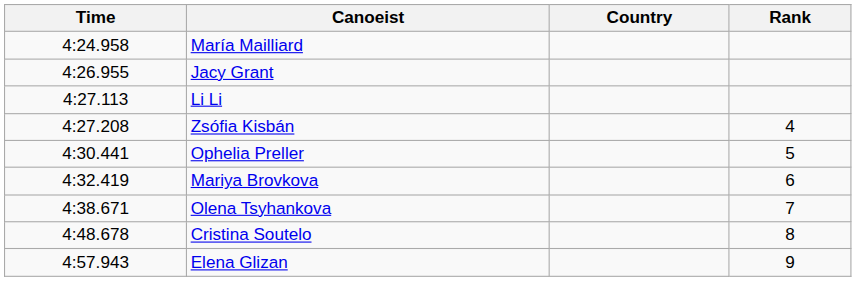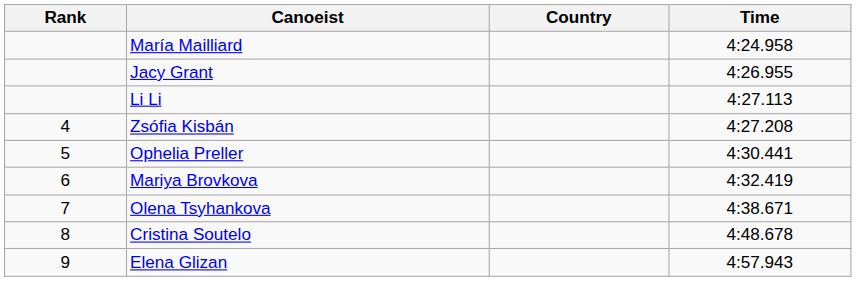columns swapped: (790, 18) <-> (96, 18)
